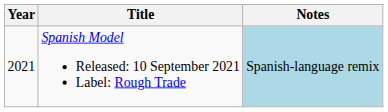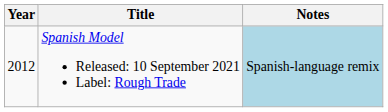(21, 66) 2021 -> (21, 66) 2012
